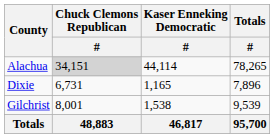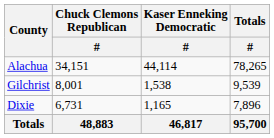(72, 66) lightgrey background -> (72, 66) no background
rows swapped: (21, 85) <-> (28, 104)
